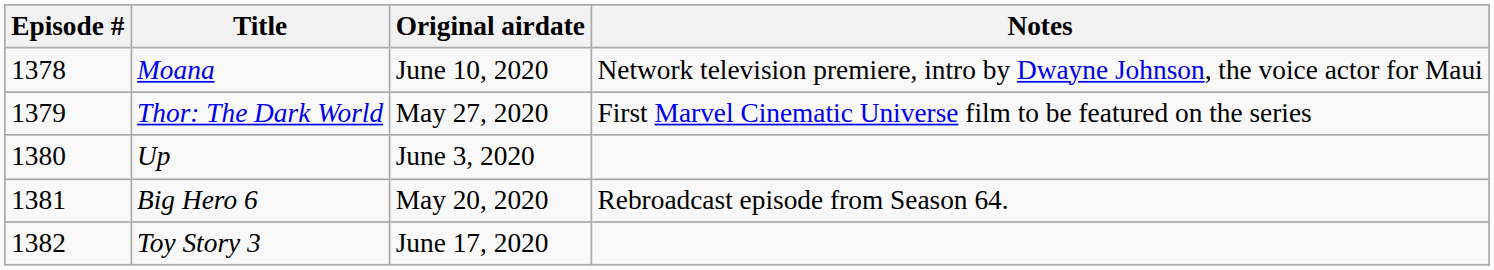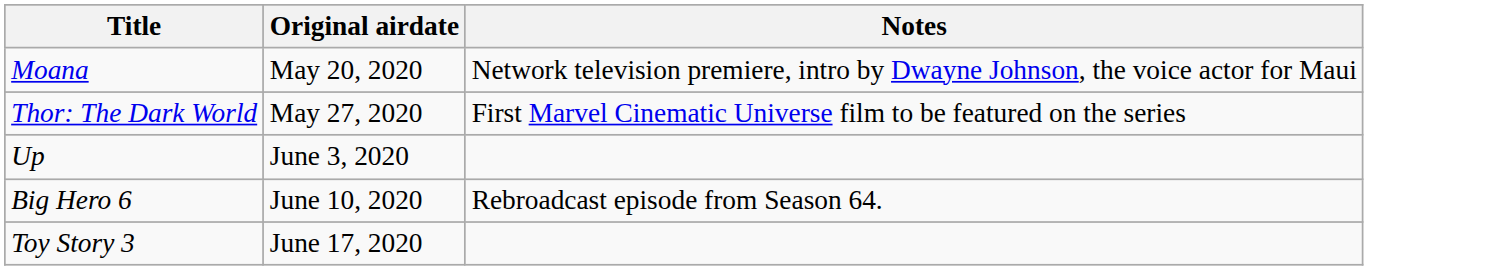- column: (68, 26)
(472, 69) June 10, 2020 -> (346, 69) May 20, 2020
(472, 199) May 20, 2020 -> (346, 199) June 10, 2020
